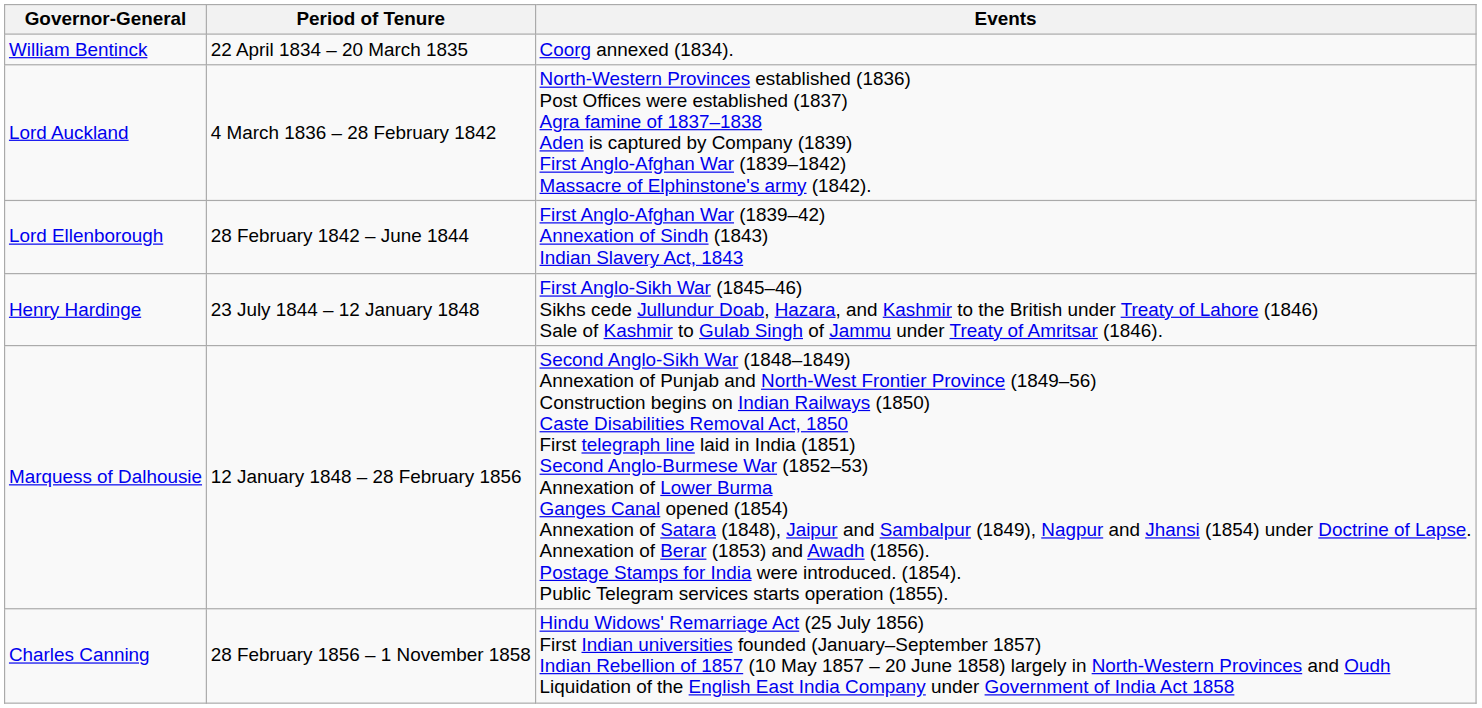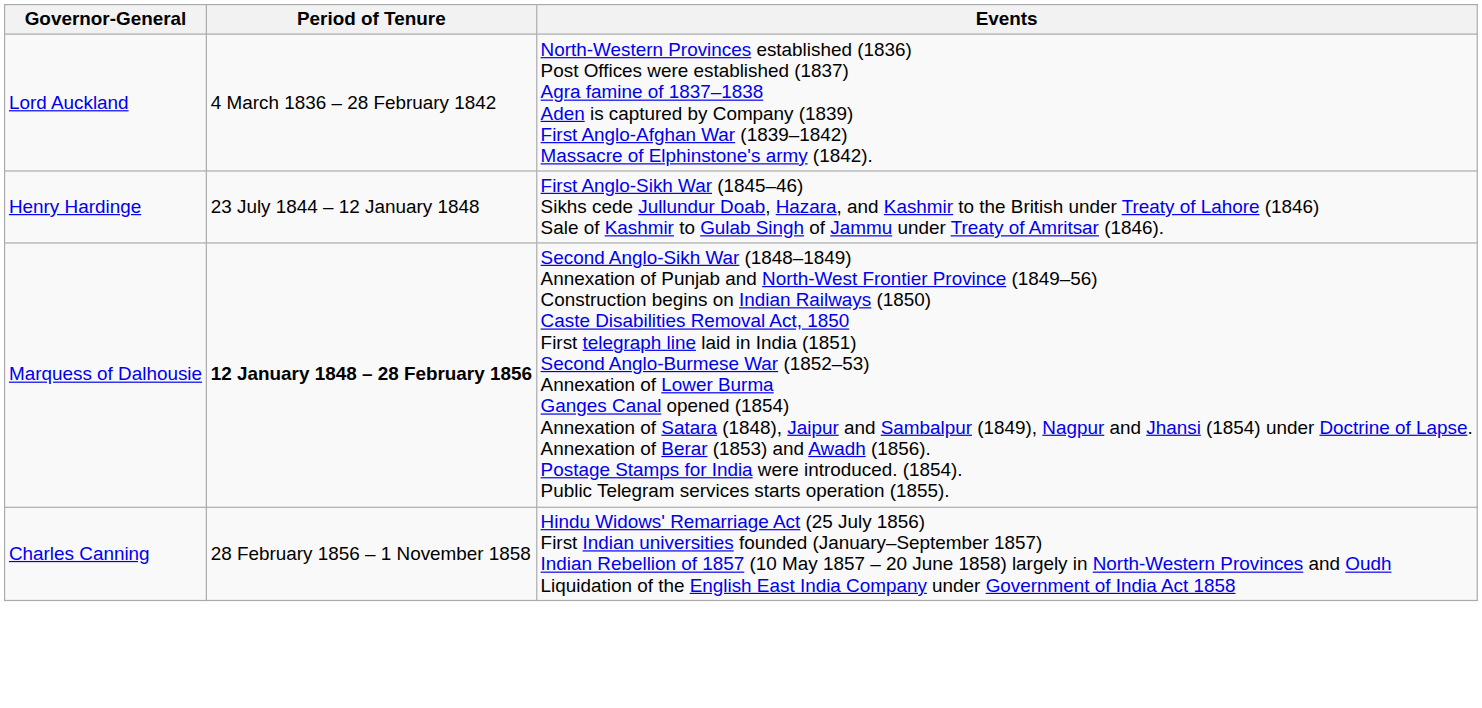- row: (78, 49)
- row: (86, 236)
(366, 477) normal -> (371, 374) bold
